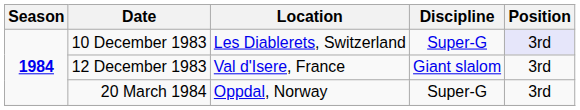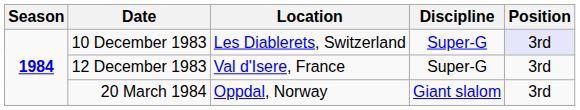(457, 67) Giant slalom -> (457, 67) Super-G
(457, 92) Super-G -> (457, 92) Giant slalom
